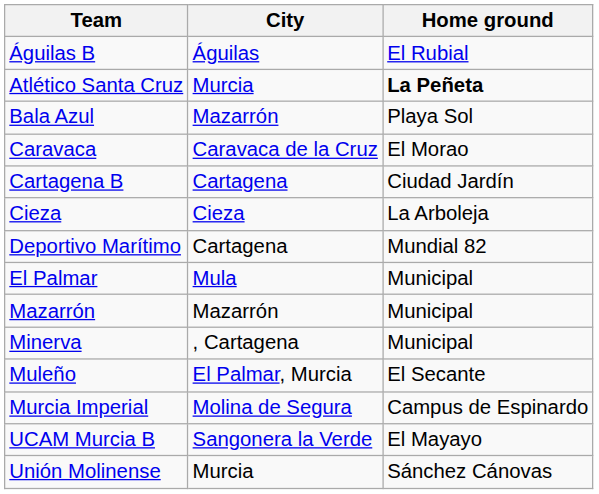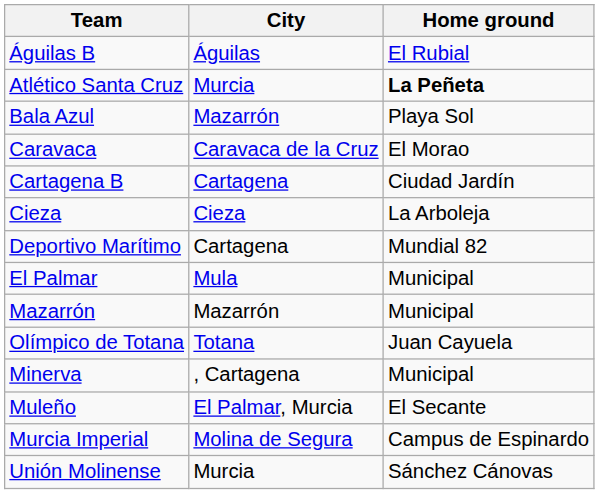+ row: (97, 342)
- row: (82, 439)
